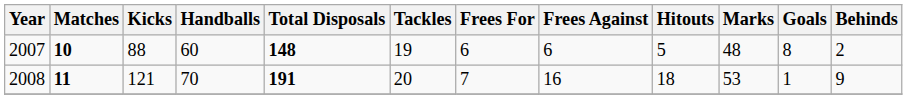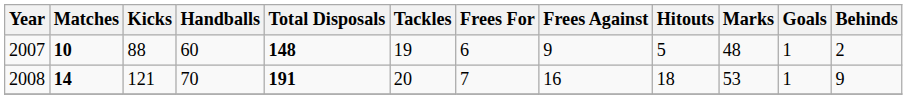(548, 49) 6 -> (548, 49) 9
(787, 49) 8 -> (787, 49) 1
(62, 79) 11 -> (63, 79) 14
